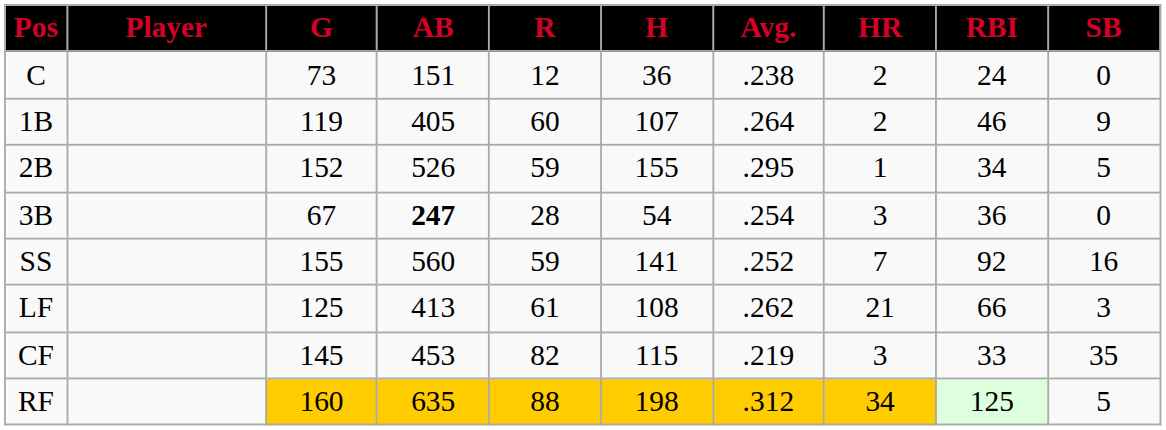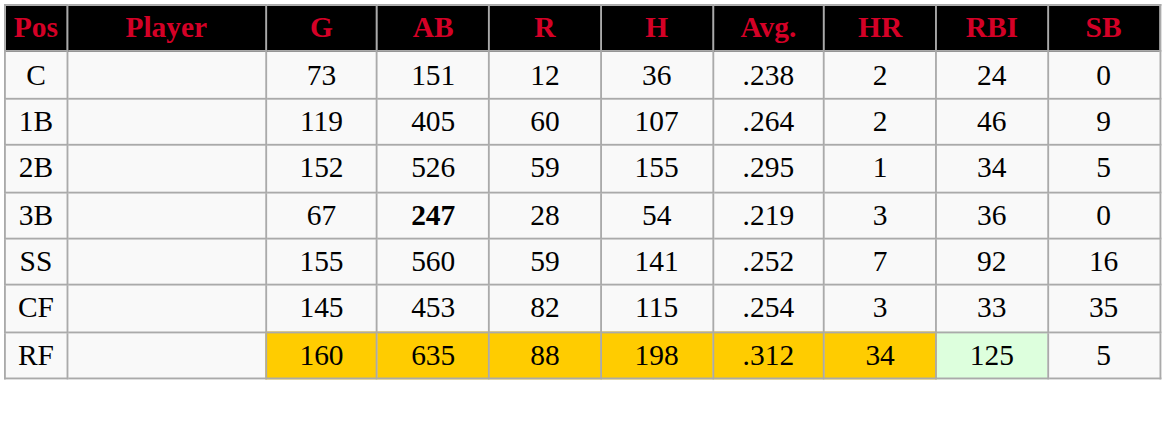(768, 214) .254 -> (768, 214) .219
- row: (36, 307)
(768, 354) .219 -> (768, 307) .254
